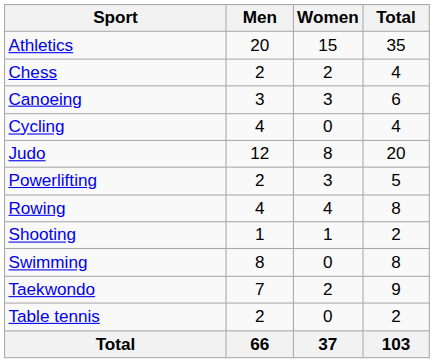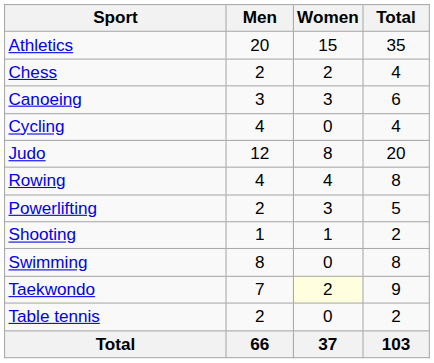rows swapped: (53, 180) <-> (37, 208)
(328, 289) no background -> (328, 289) lightyellow background
